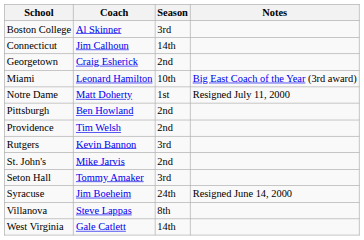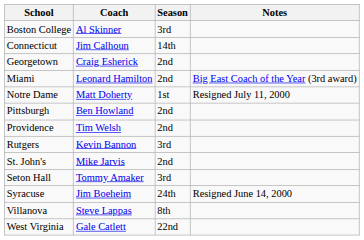(167, 78) 10th -> (165, 78) 2nd
(167, 227) 14th -> (168, 227) 22nd
